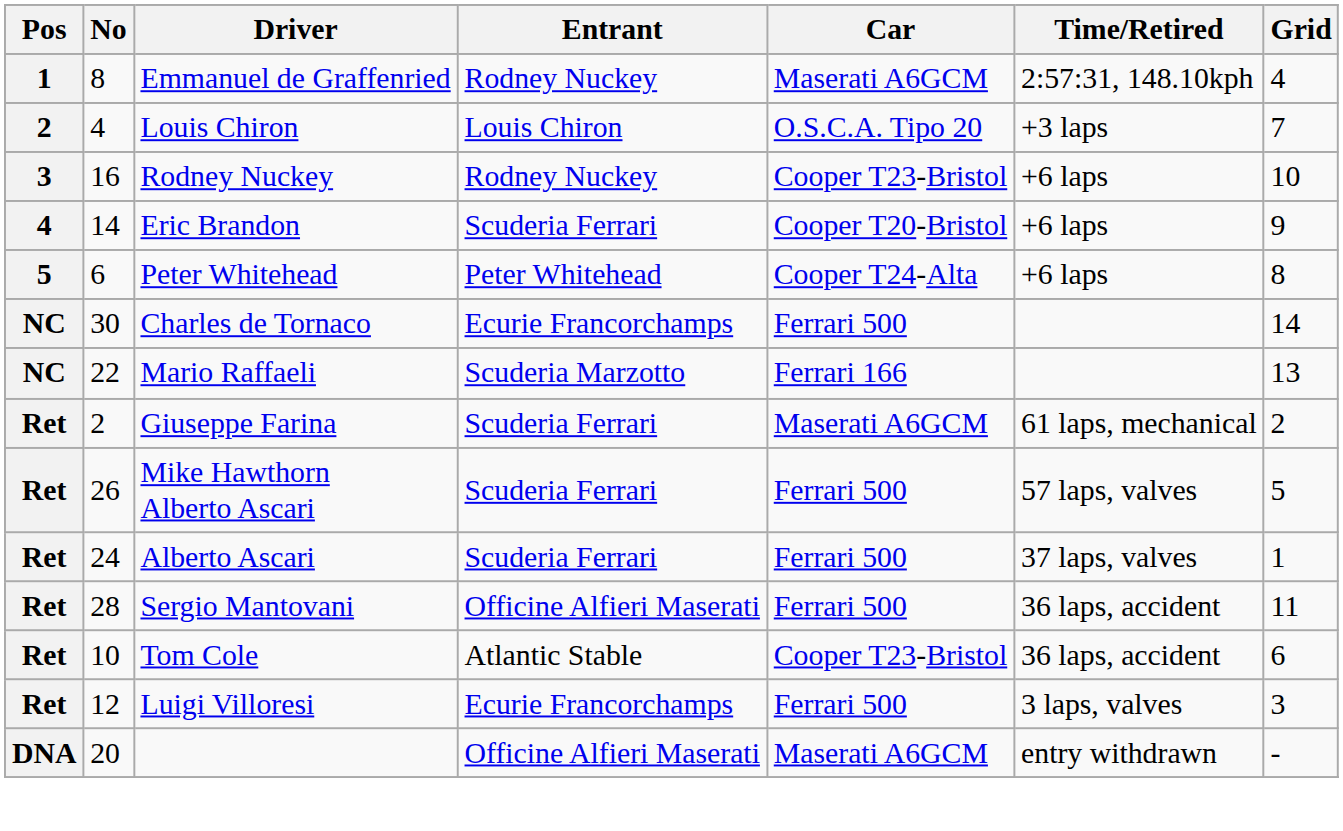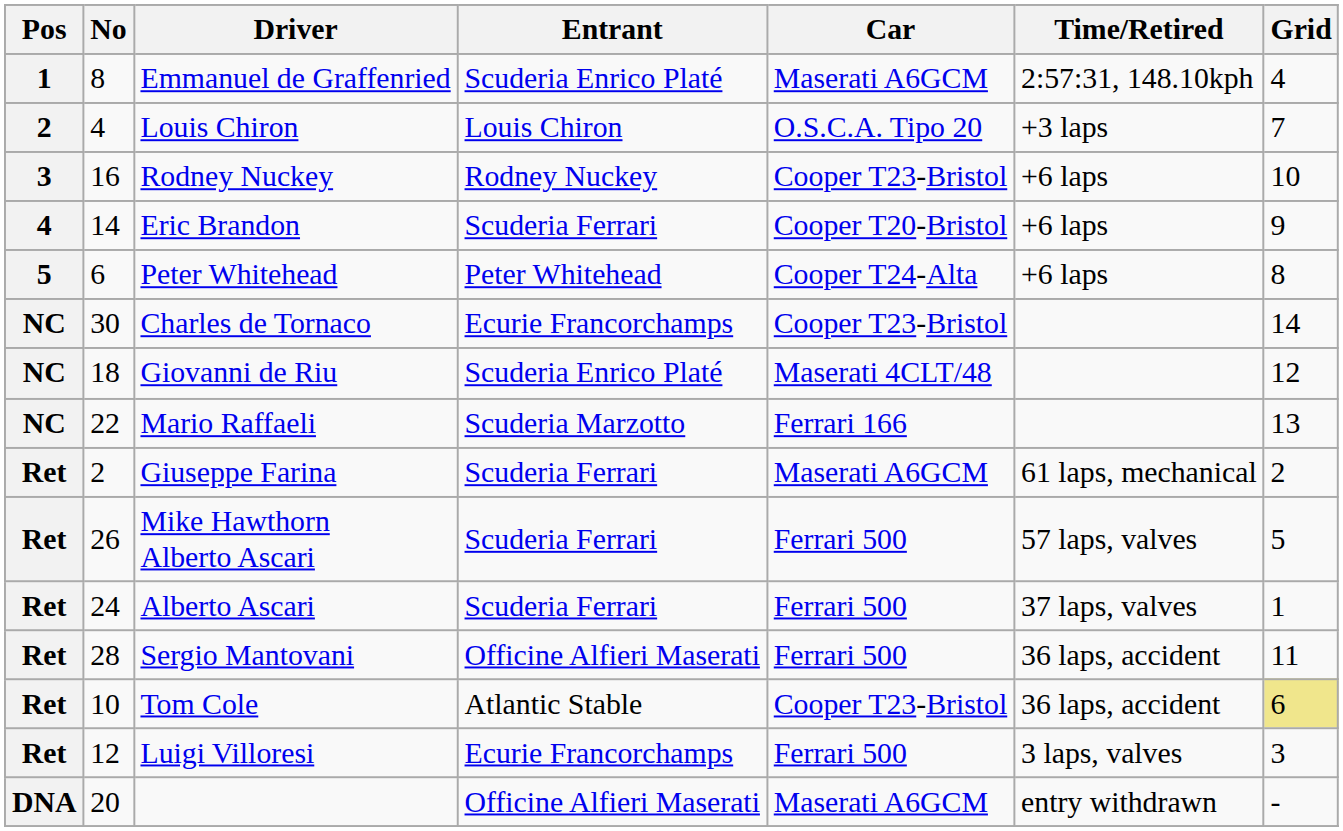(561, 78) Rodney Nuckey -> (593, 78) Scuderia Enrico Platé
(840, 323) Ferrari 500 -> (891, 323) Cooper T23-Bristol
+ row: (105, 373)
(1278, 653) no background -> (1278, 703) khaki background
